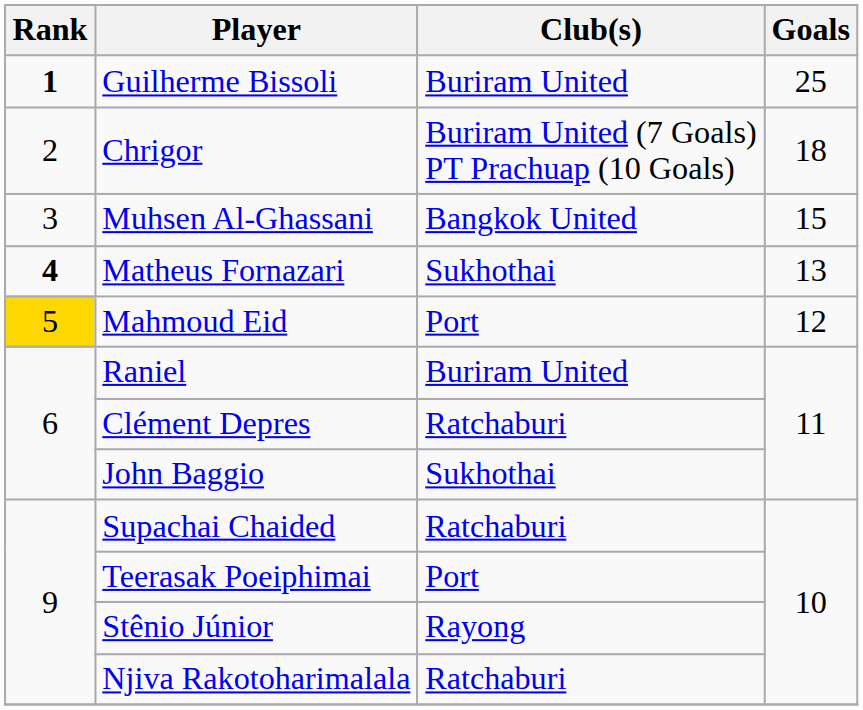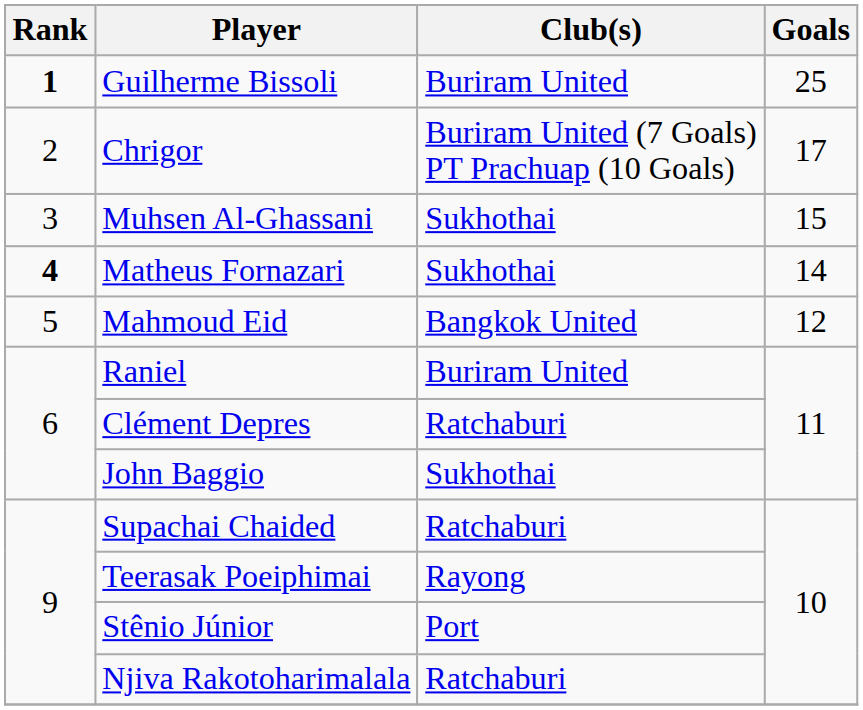(811, 150) 18 -> (811, 150) 17
(531, 219) Bangkok United -> (490, 219) Sukhothai
(811, 270) 13 -> (811, 270) 14
(50, 321) gold background -> (50, 321) no background
(452, 321) Port -> (531, 321) Bangkok United
(452, 576) Port -> (475, 576) Rayong
(475, 627) Rayong -> (452, 627) Port
